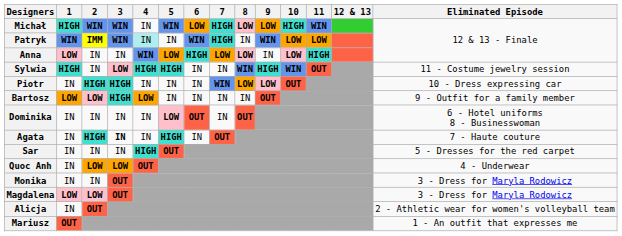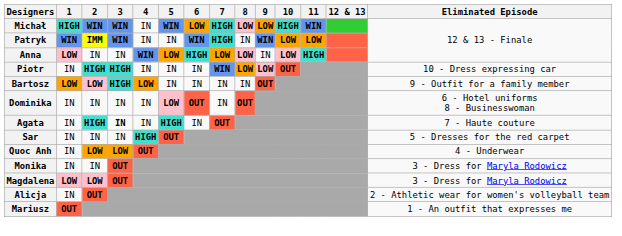(146, 40) paleturquoise background -> (146, 40) no background
- row: (30, 69)
